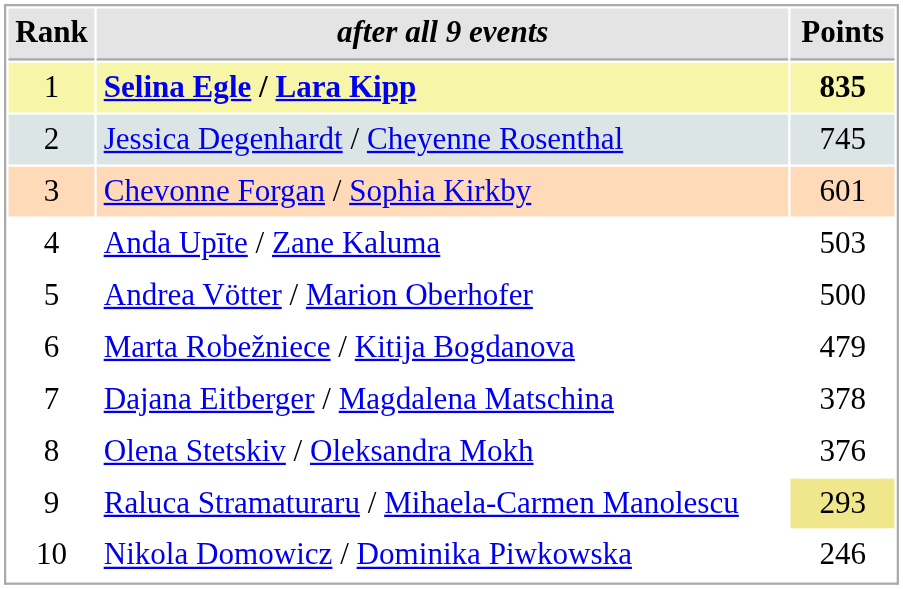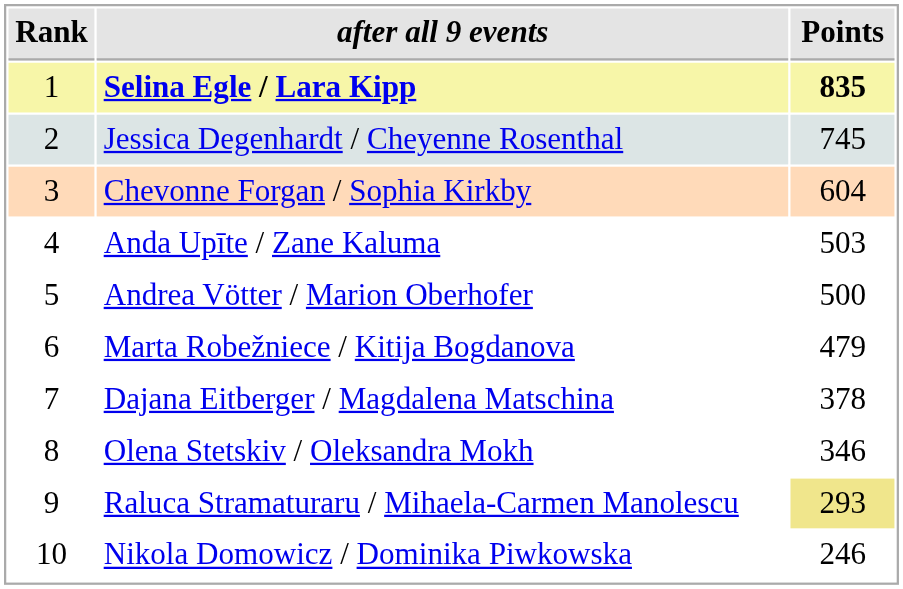(843, 190) 601 -> (843, 190) 604
(843, 450) 376 -> (843, 450) 346
